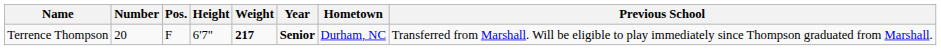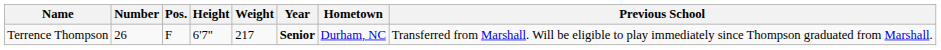(120, 34) 20 -> (120, 34) 26
(245, 34) bold -> (245, 34) normal
